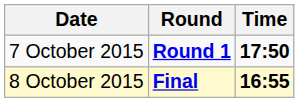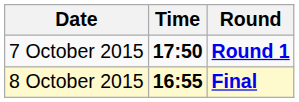columns swapped: (265, 19) <-> (192, 19)
